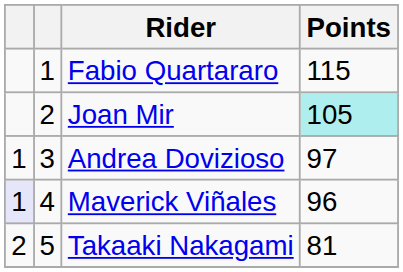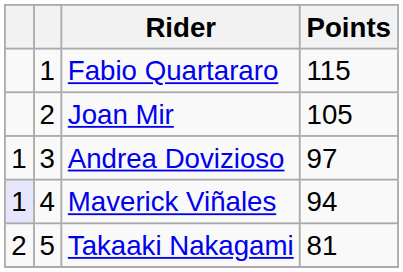(330, 115) paleturquoise background -> (330, 115) no background
(322, 202) 96 -> (322, 202) 94
